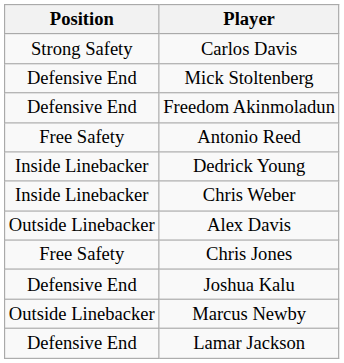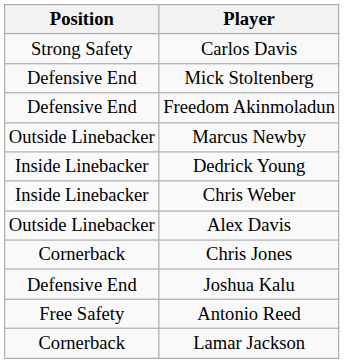rows swapped: (249, 313) <-> (249, 136)
(82, 254) Free Safety -> (82, 254) Cornerback
(82, 343) Defensive End -> (82, 343) Cornerback
